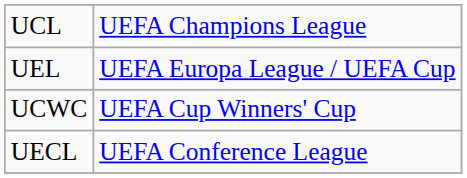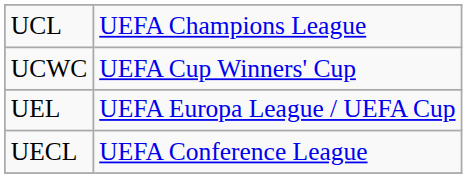rows swapped: (49, 109) <-> (36, 67)
